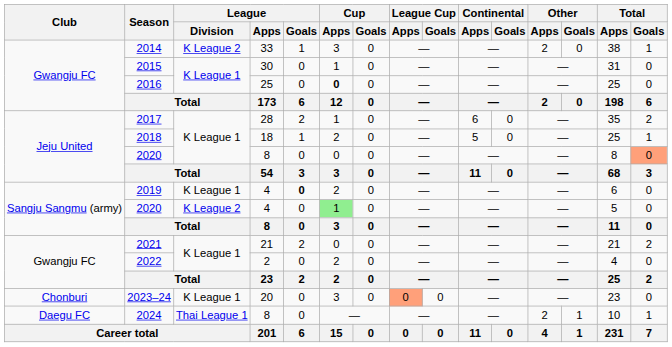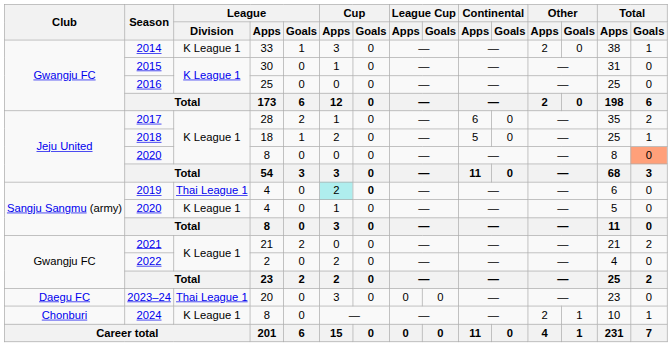(212, 48) K League 2 -> (212, 48) K League 1
(336, 84) bold -> (336, 84) normal
(212, 191) K League 1 -> (212, 191) Thai League 1
(302, 191) bold -> (302, 191) normal
(336, 191) no background -> (336, 191) paleturquoise background
(371, 191) normal -> (371, 191) bold
(212, 208) K League 2 -> (212, 208) K League 1
(336, 208) lightgreen background -> (336, 208) no background
(65, 297) Chonburi -> (65, 297) Daegu FC
(212, 297) K League 1 -> (212, 297) Thai League 1
(406, 297) lightsalmon background -> (406, 297) no background
(65, 315) Daegu FC -> (65, 315) Chonburi
(212, 315) Thai League 1 -> (212, 315) K League 1
